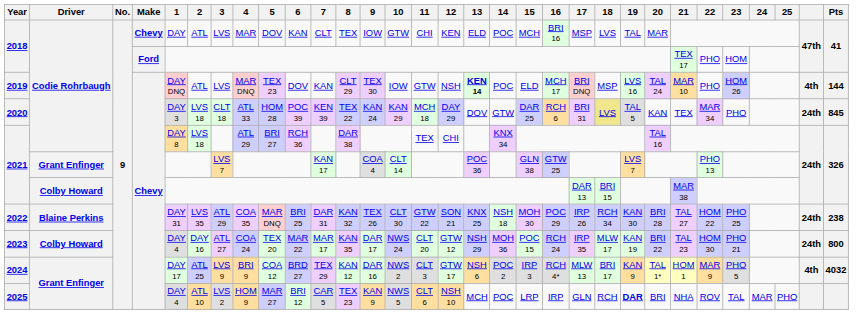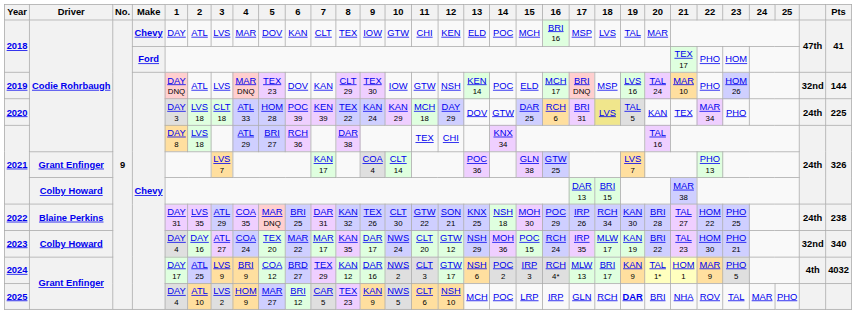(477, 86) bold -> (477, 85) normal
(811, 86) 4th -> (813, 86) 32nd
(836, 112) 845 -> (839, 112) 225
(811, 244) 24th -> (813, 244) 32nd
(836, 244) 800 -> (839, 244) 340
